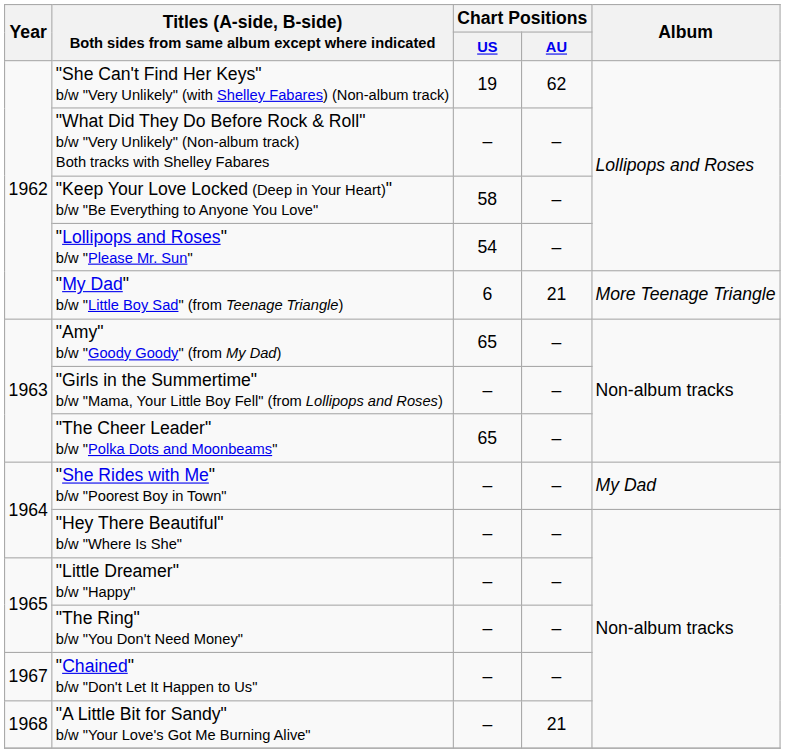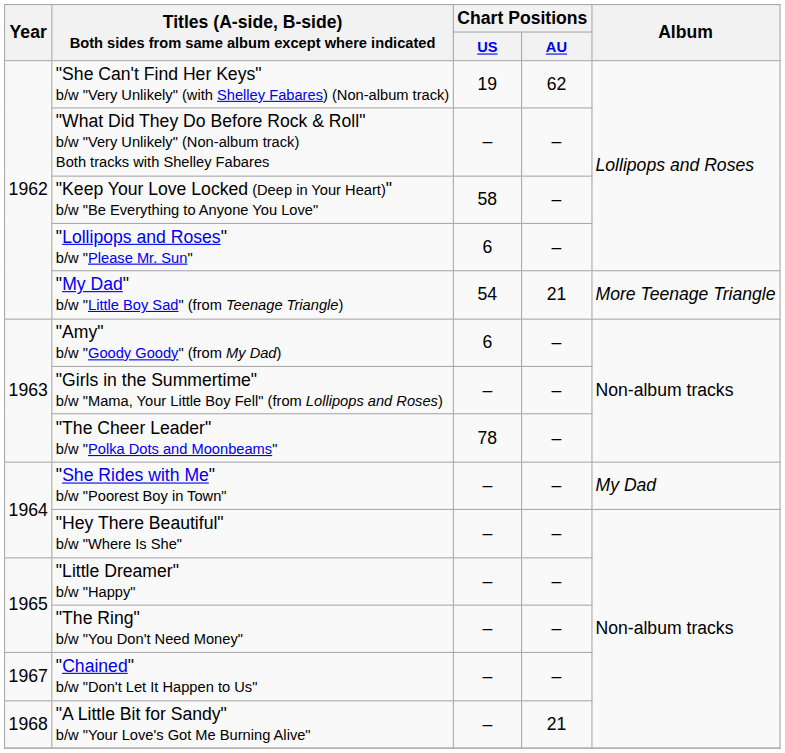(487, 247) 54 -> (487, 247) 6
(487, 294) 6 -> (487, 294) 54
(487, 342) 65 -> (487, 342) 6
(487, 437) 65 -> (487, 437) 78
